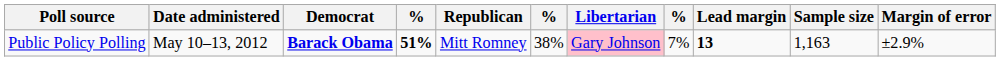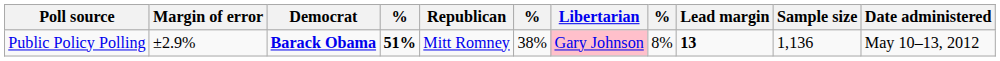columns swapped: (216, 17) <-> (936, 17)
(679, 42) 7% -> (662, 42) 8%
(812, 42) 1,163 -> (795, 42) 1,136
